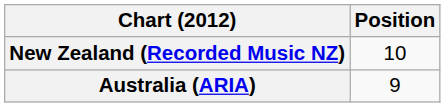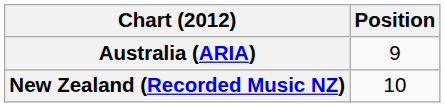rows swapped: (177, 85) <-> (177, 53)
